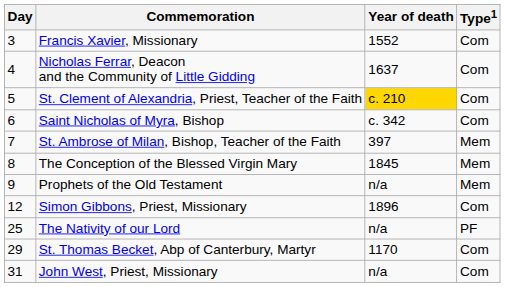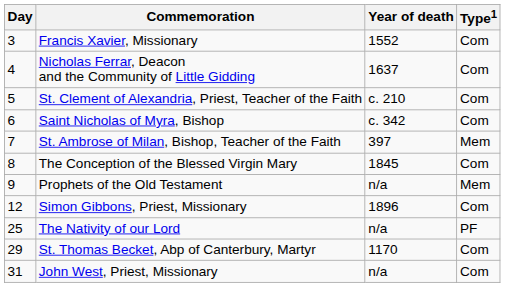(387, 98) gold background -> (387, 98) no background
(475, 163) Mem -> (474, 163) Com
